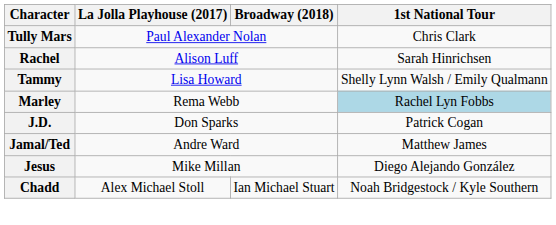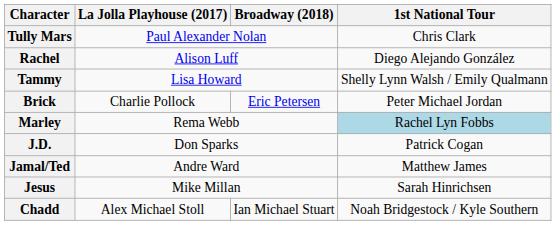(444, 58) Sarah Hinrichsen -> (444, 58) Diego Alejando González
+ row: (40, 101)
(444, 166) Diego Alejando González -> (444, 187) Sarah Hinrichsen
